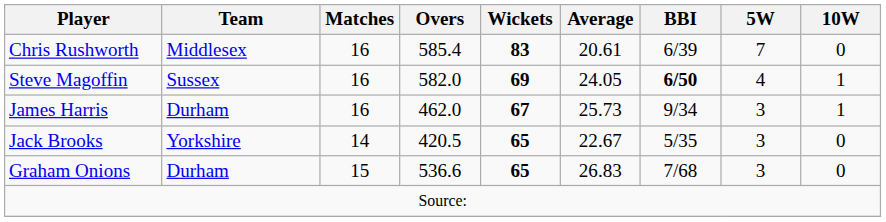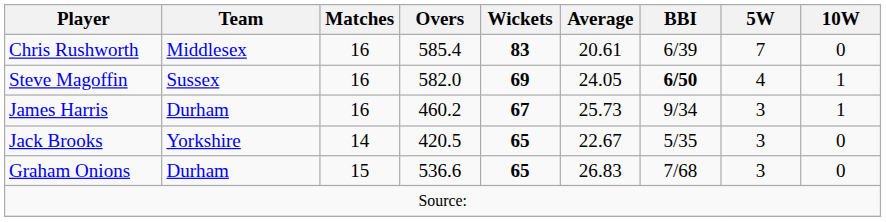(440, 110) 462.0 -> (440, 110) 460.2
